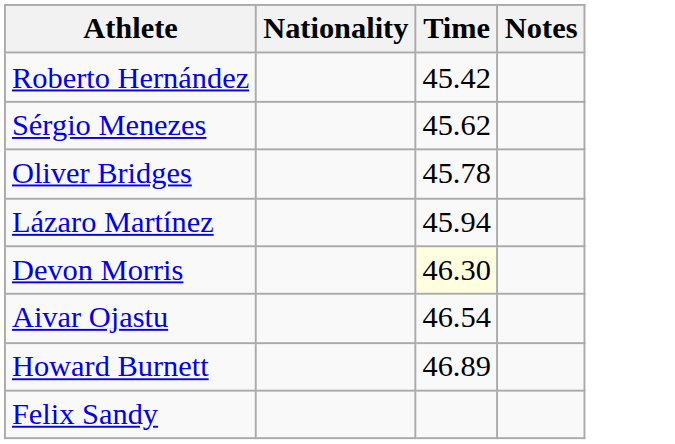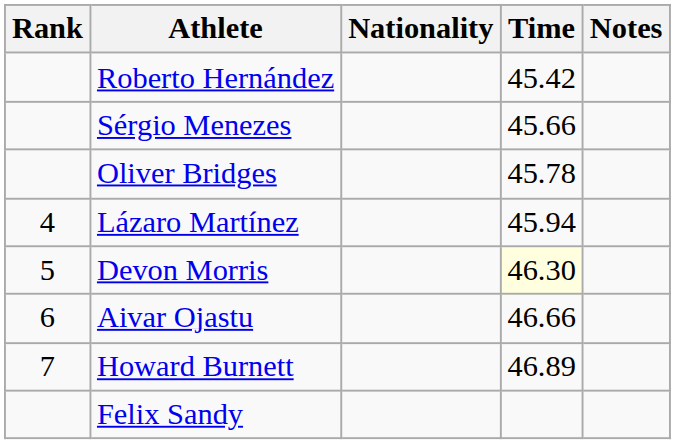+ column: (47, 28)
(457, 125) 45.62 -> (542, 125) 45.66
(457, 317) 46.54 -> (542, 317) 46.66
